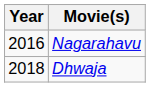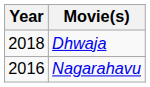rows swapped: (97, 43) <-> (79, 69)
